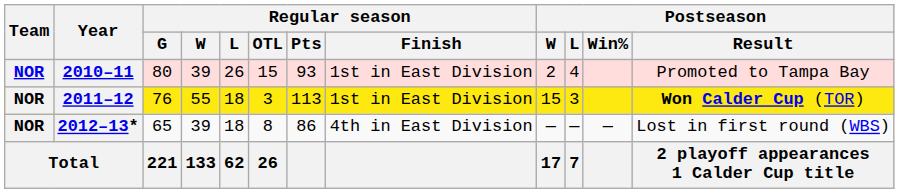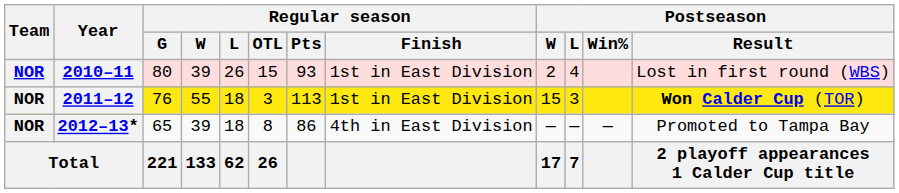(763, 73) Promoted to Tampa Bay -> (763, 73) Lost in first round (WBS)
(763, 128) Lost in first round (WBS) -> (763, 128) Promoted to Tampa Bay
